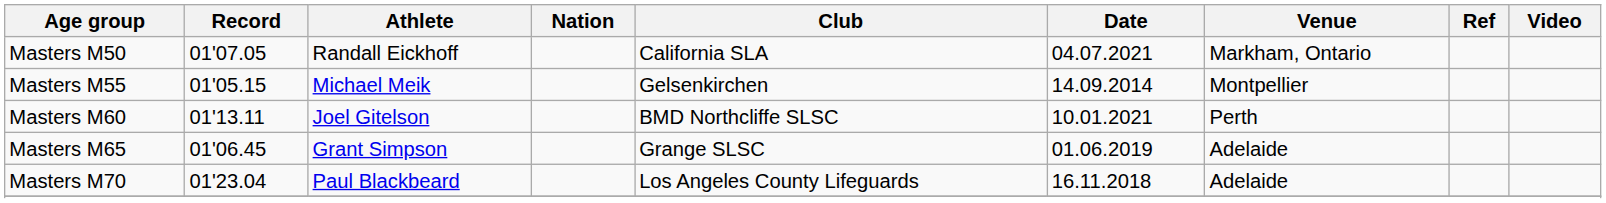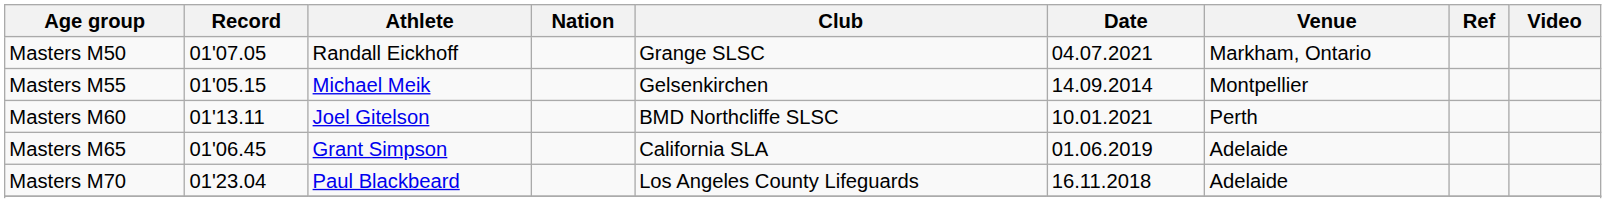(704, 53) California SLA -> (702, 53) Grange SLSC
(702, 149) Grange SLSC -> (704, 149) California SLA
